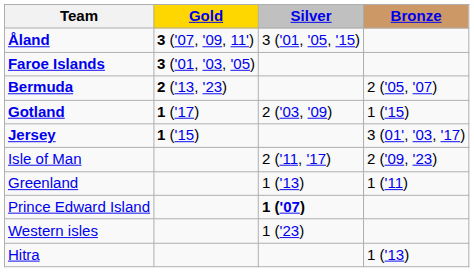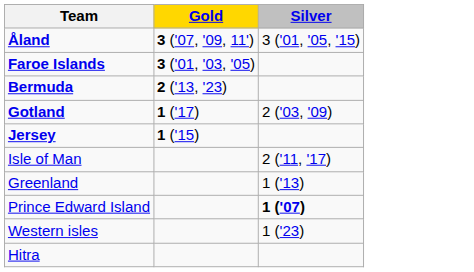- column: (416, 16)
